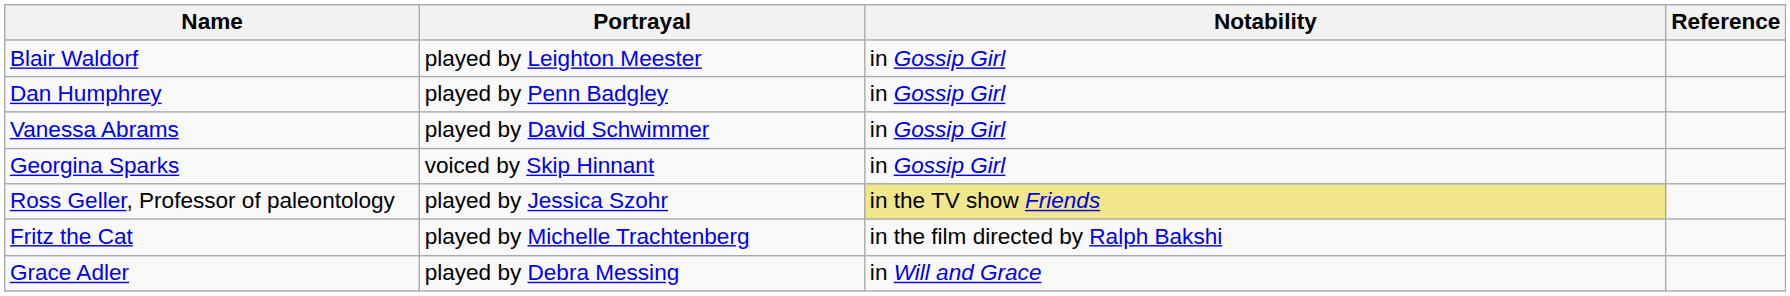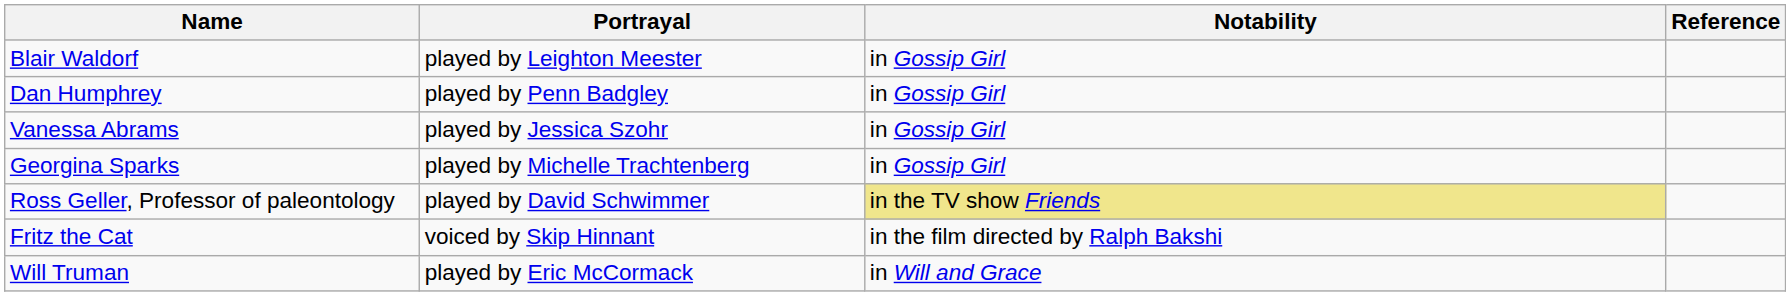(567, 129) played by David Schwimmer -> (546, 129) played by Jessica Szohr
(539, 165) voiced by Skip Hinnant -> (587, 165) played by Michelle Trachtenberg
(546, 201) played by Jessica Szohr -> (567, 201) played by David Schwimmer
(587, 237) played by Michelle Trachtenberg -> (539, 237) voiced by Skip Hinnant
+ row: (69, 272)
- row: (69, 272)
